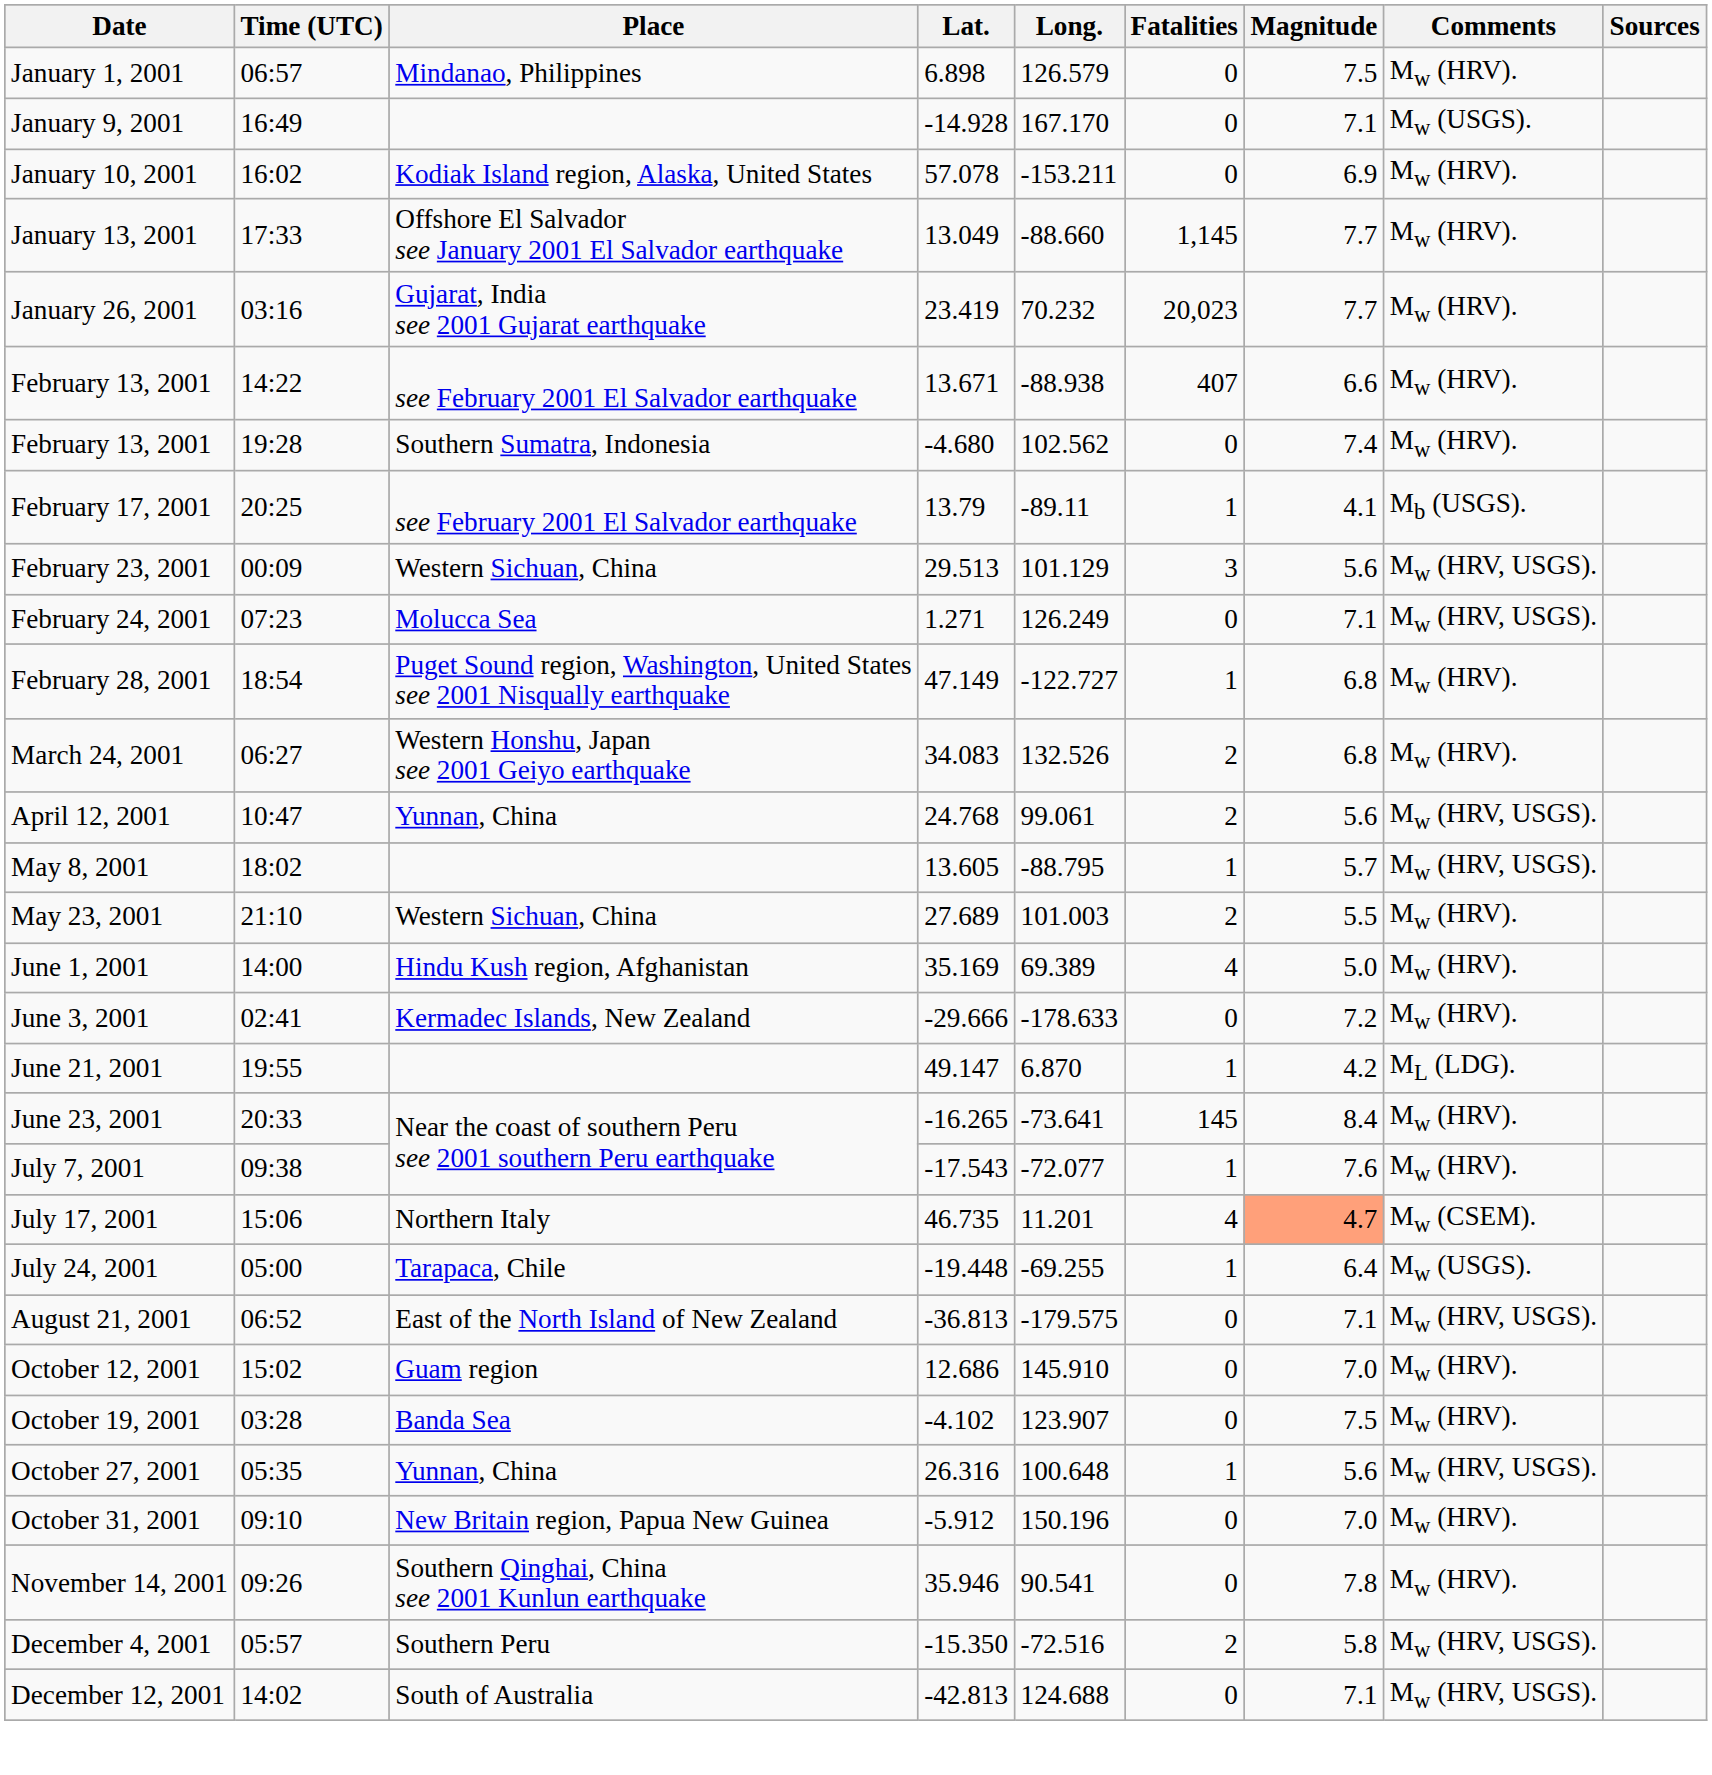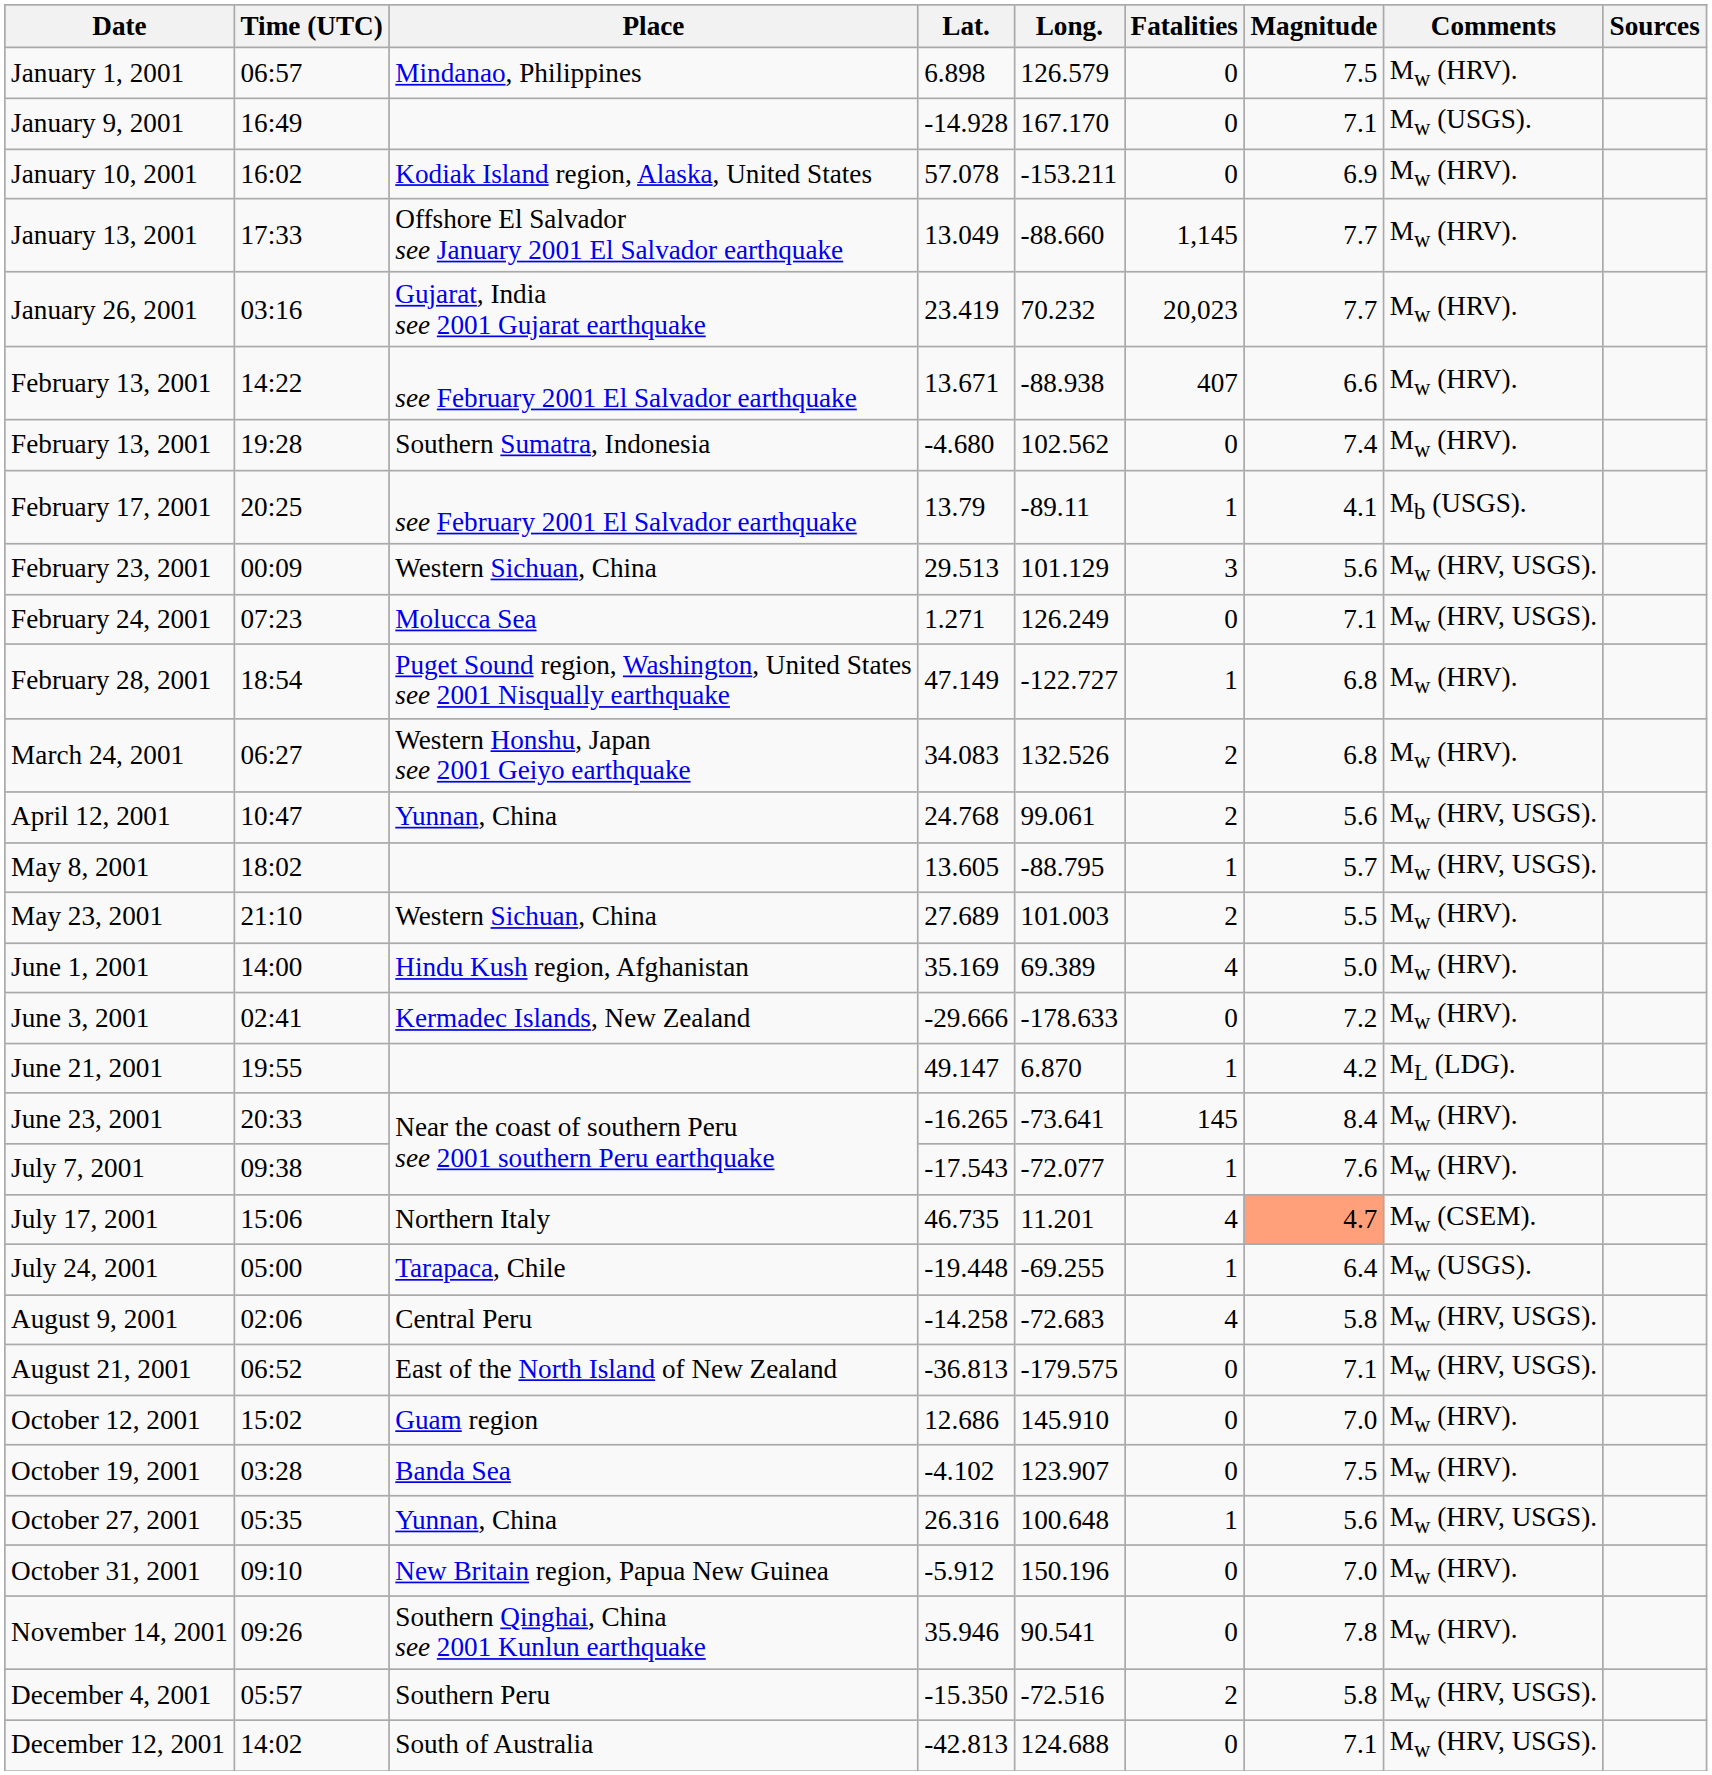+ row: (95, 1319)
